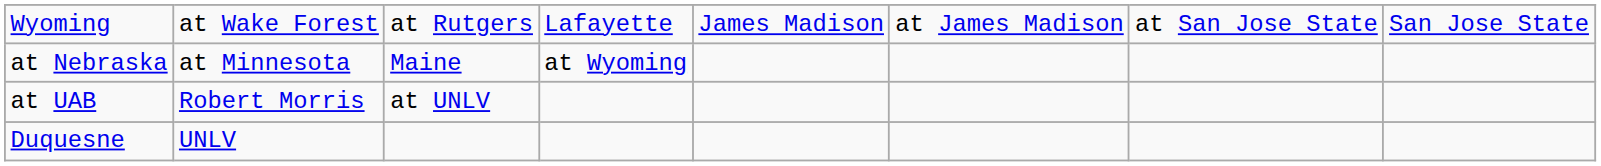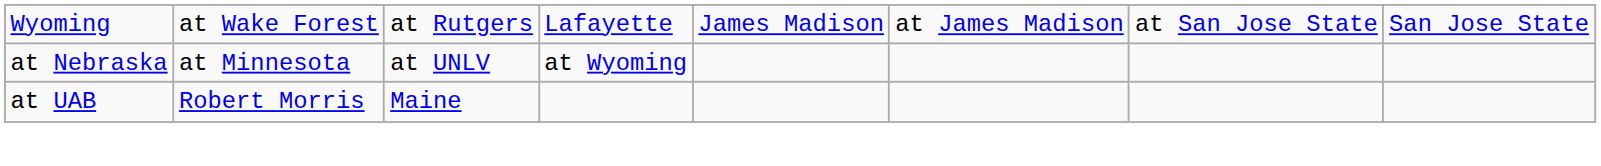(426, 63) Maine -> (440, 63) at UNLV
(440, 102) at UNLV -> (426, 102) Maine
- row: (68, 141)
